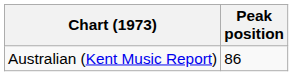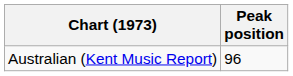(233, 58) 86 -> (233, 58) 96
